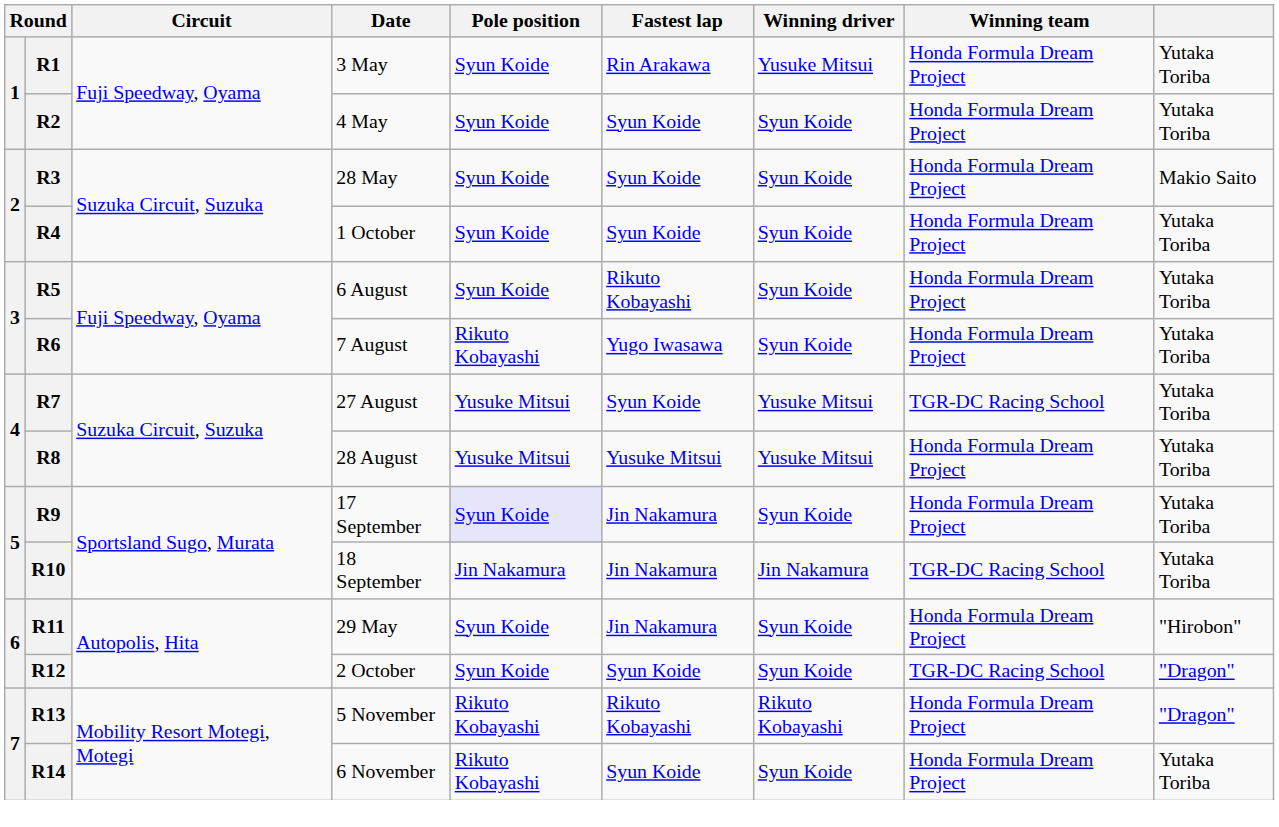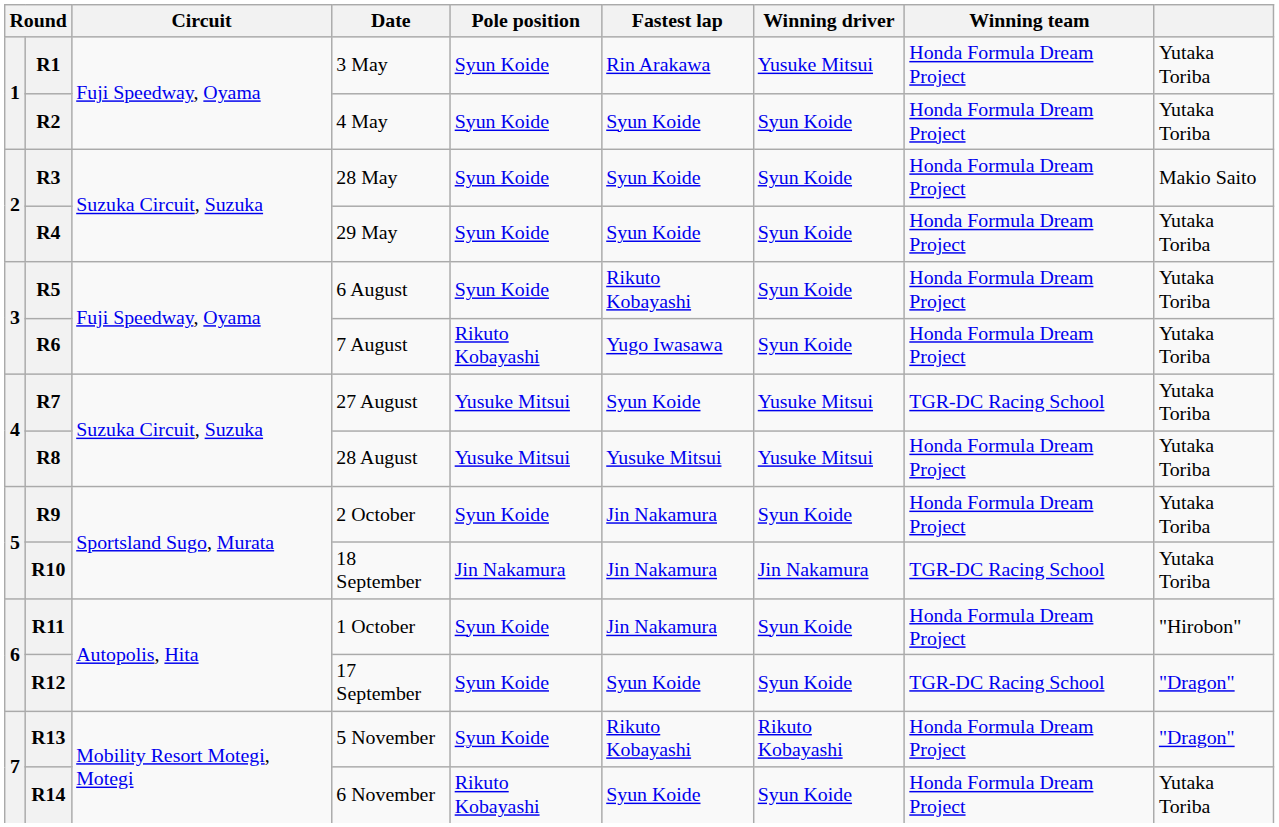(376, 233) 1 October -> (367, 233) 29 May
(379, 513) 17 September -> (376, 513) 2 October
(502, 513) lavender background -> (502, 513) no background
(367, 626) 29 May -> (376, 626) 1 October
(376, 670) 2 October -> (379, 682) 17 September
(497, 714) Rikuto Kobayashi -> (502, 738) Syun Koide
